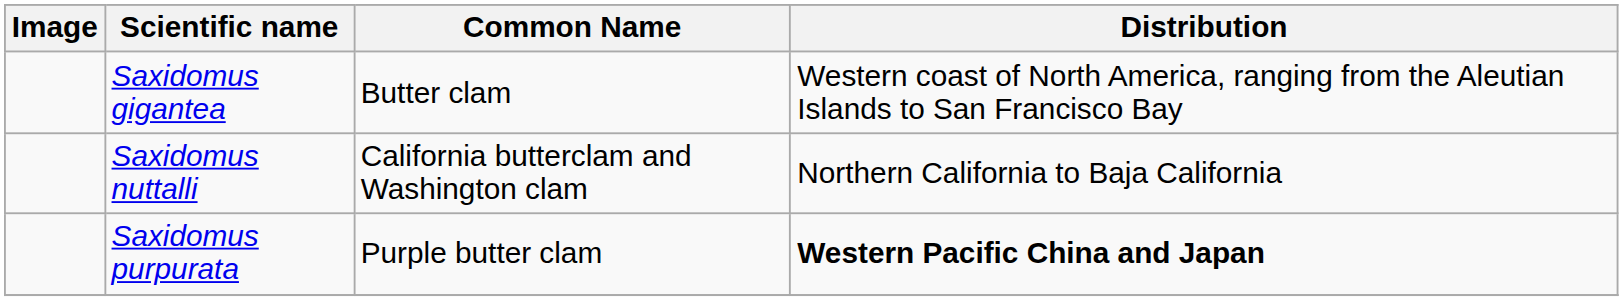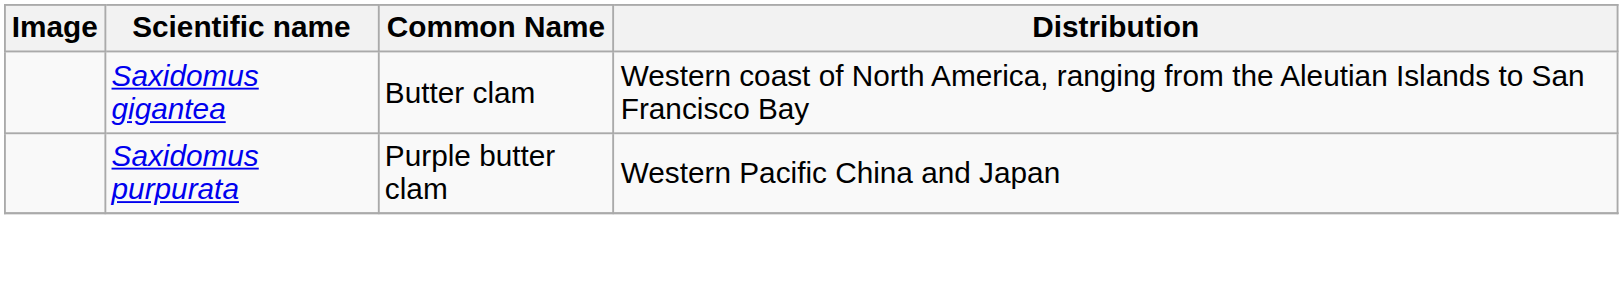- row: (185, 172)
(1031, 253) bold -> (840, 172) normal
